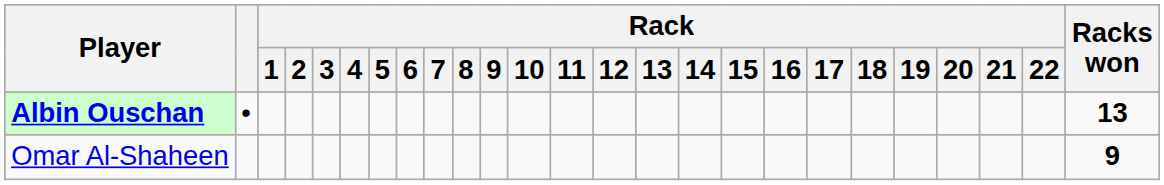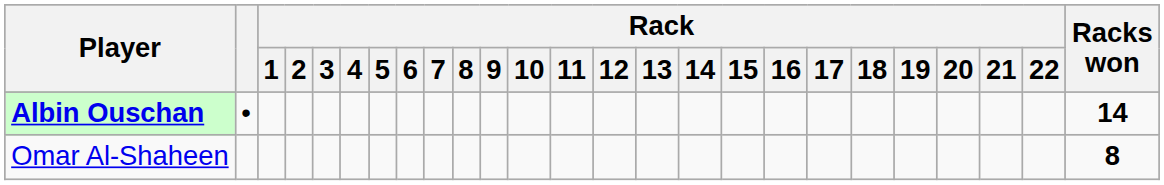(1112, 112) 13 -> (1112, 112) 14
(1112, 156) 9 -> (1112, 156) 8
